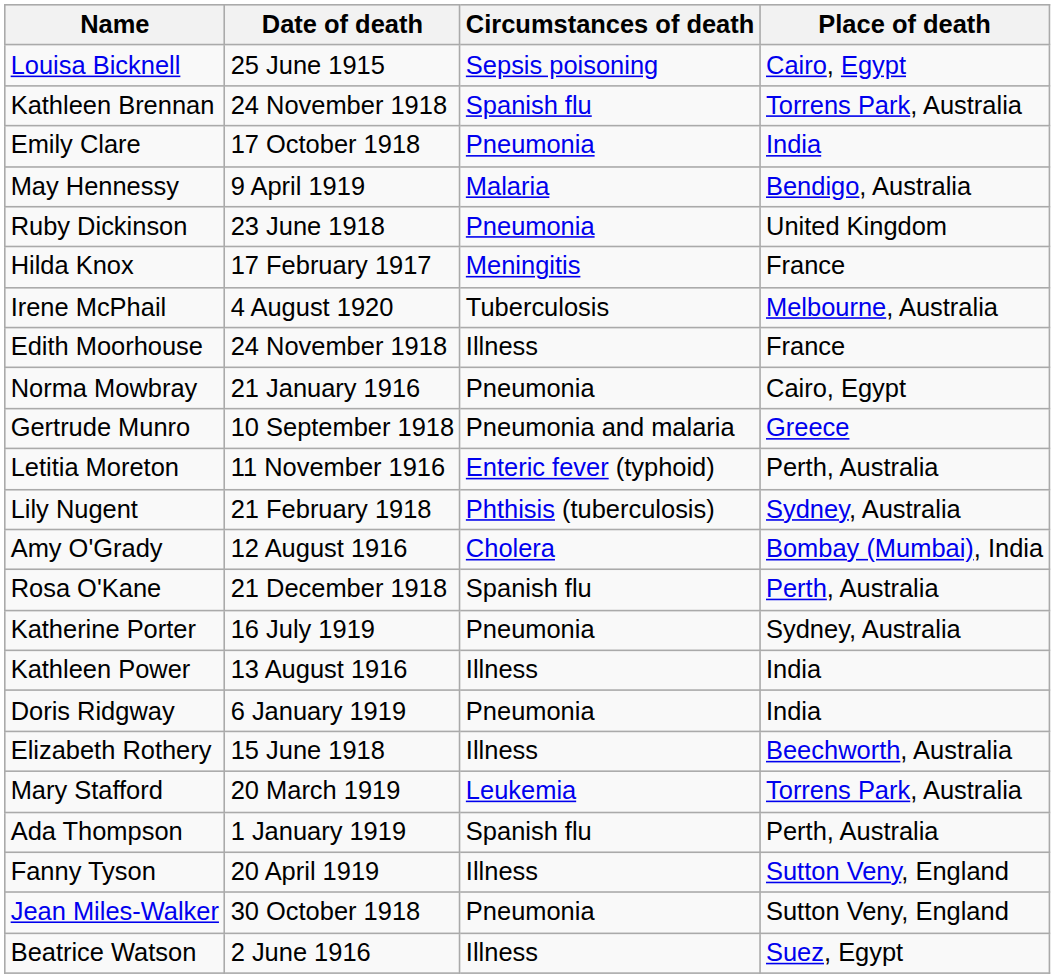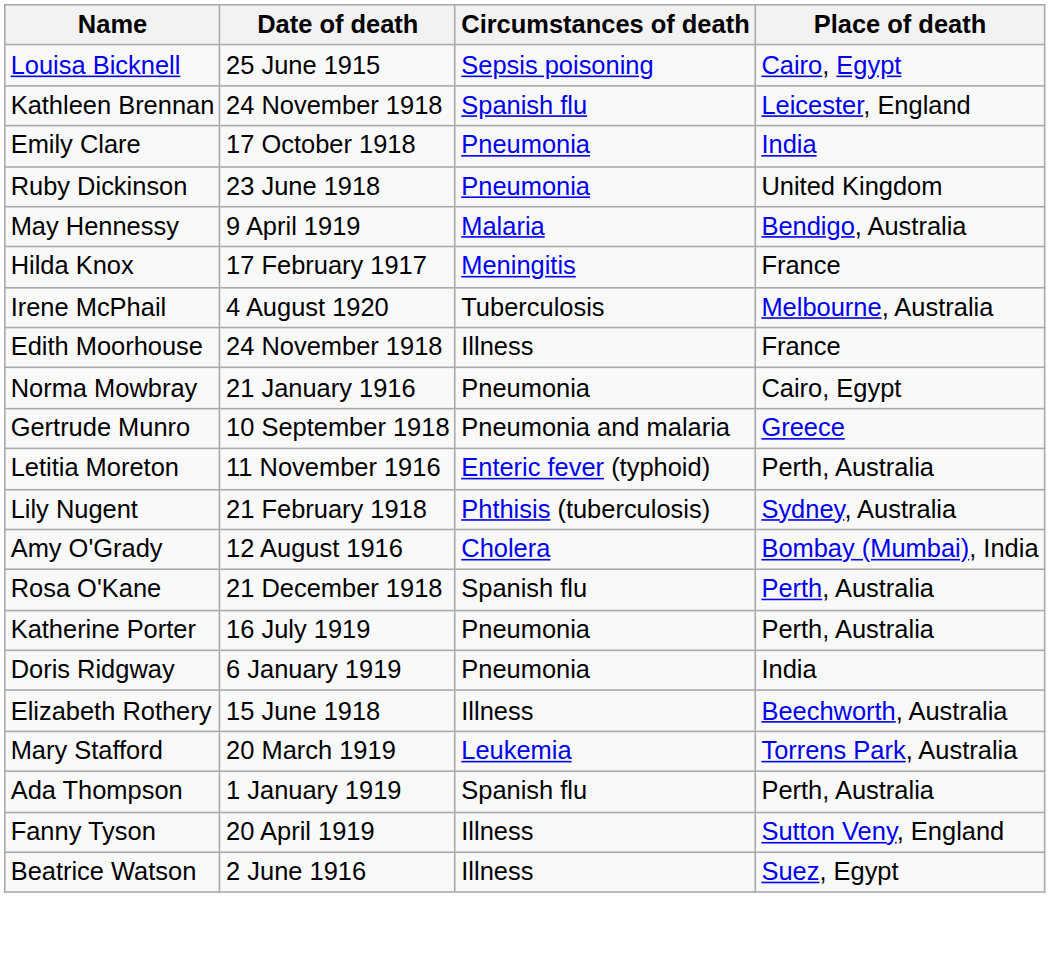(894, 105) Torrens Park, Australia -> (866, 105) Leicester, England
rows swapped: (99, 226) <-> (95, 186)
(863, 629) Sydney, Australia -> (848, 629) Perth, Australia
- row: (100, 670)
- row: (115, 912)
